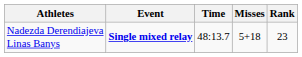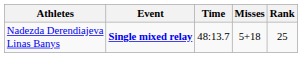(282, 37) 23 -> (282, 37) 25
